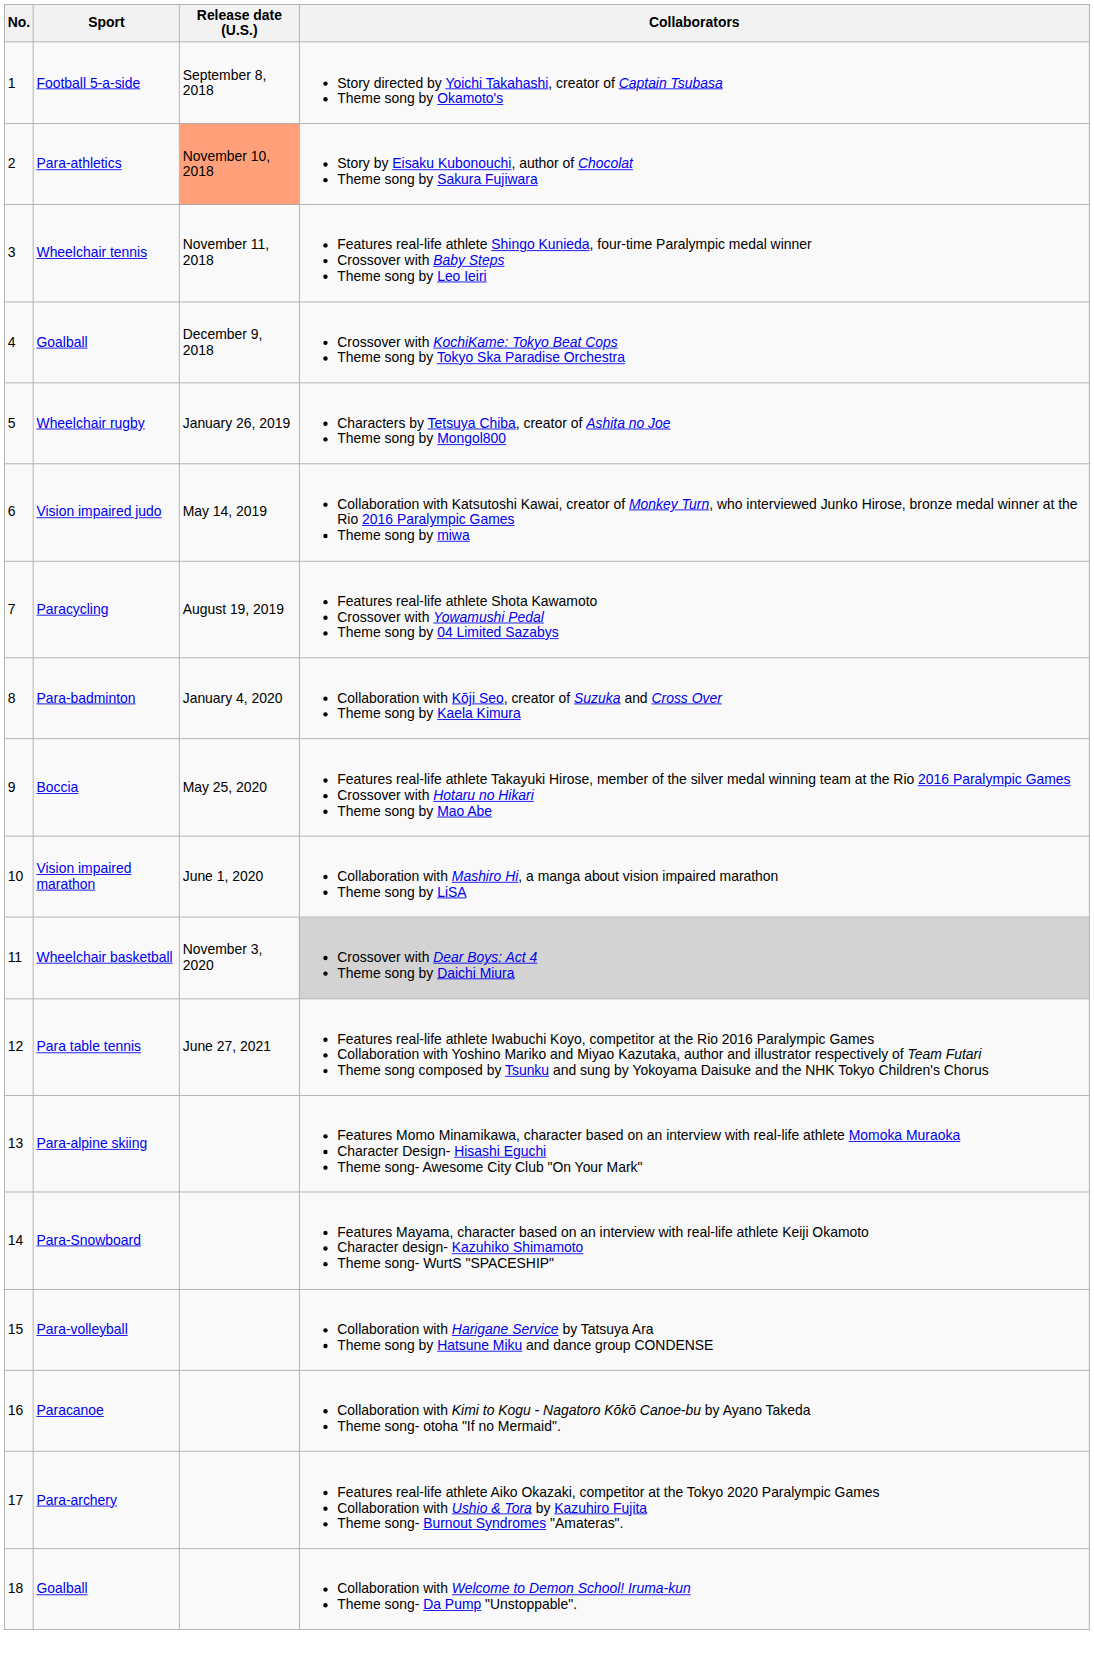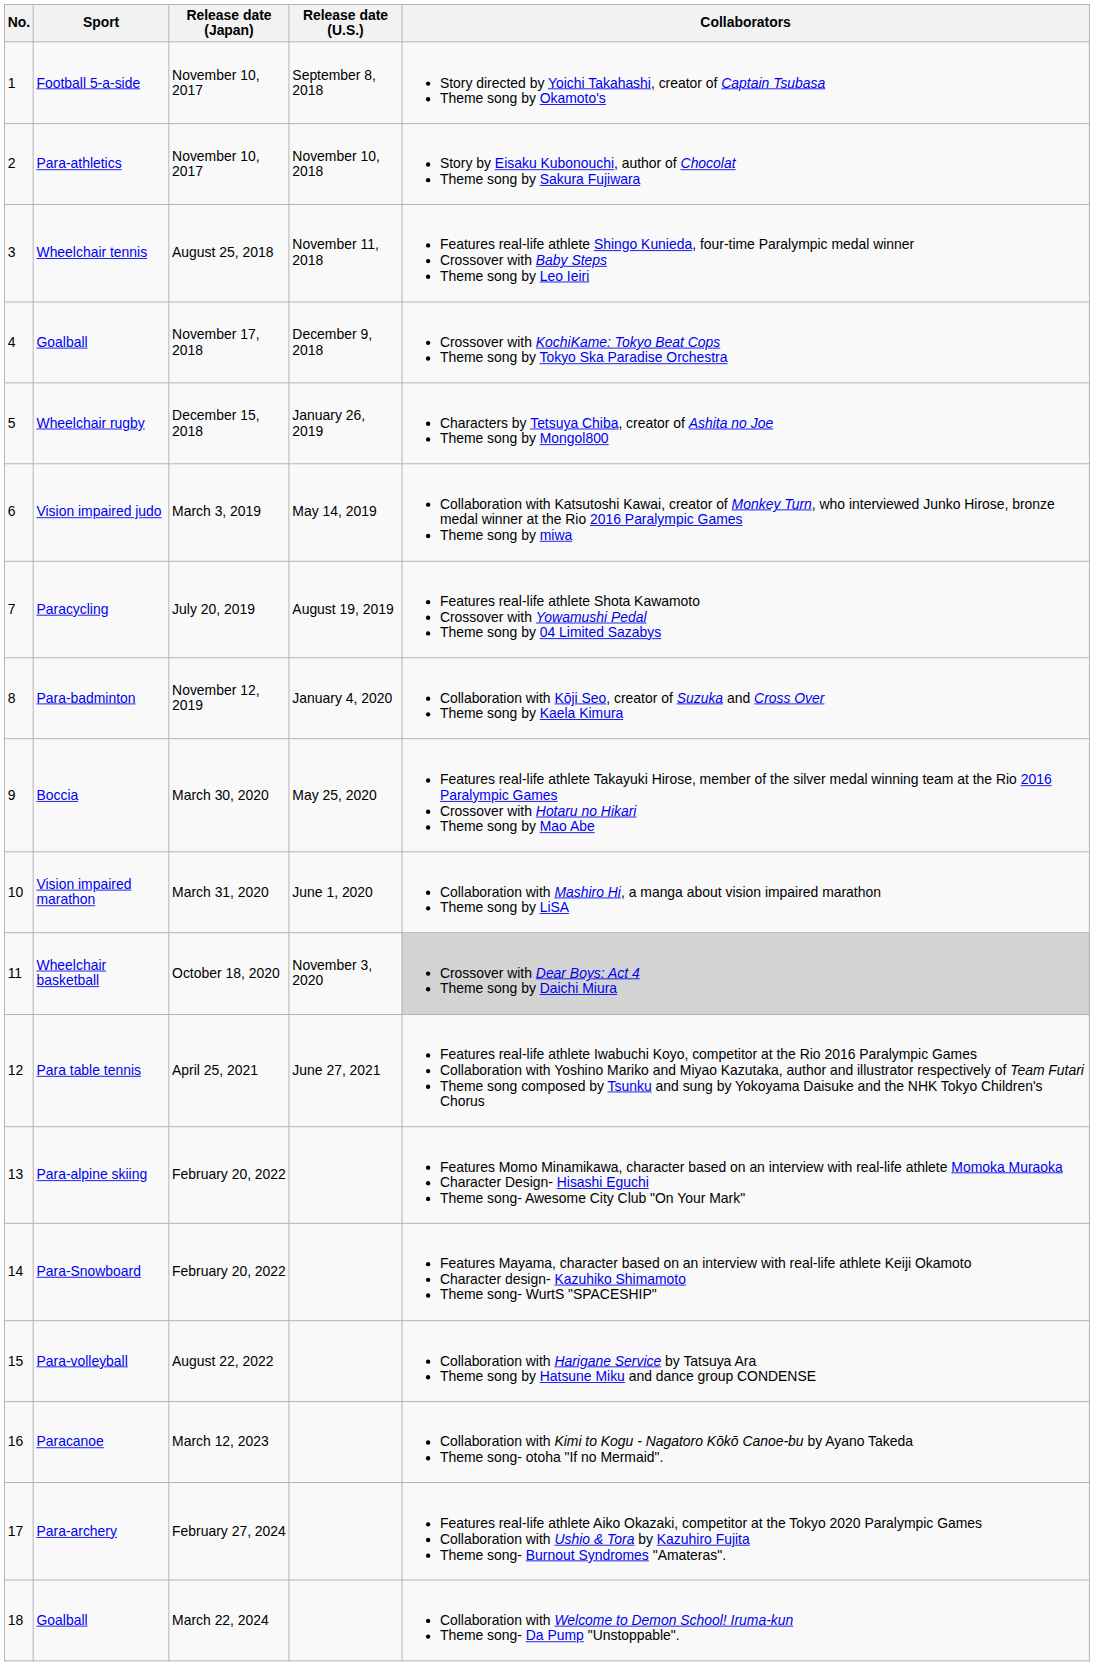+ column: (229, 23)
(226, 164) lightsalmon background -> (336, 164) no background
